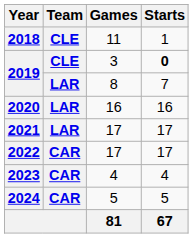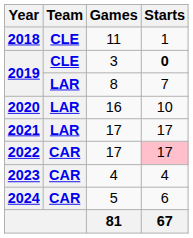(165, 107) 16 -> (165, 107) 10
(165, 152) no background -> (165, 152) pink background
(165, 198) 5 -> (165, 198) 6
